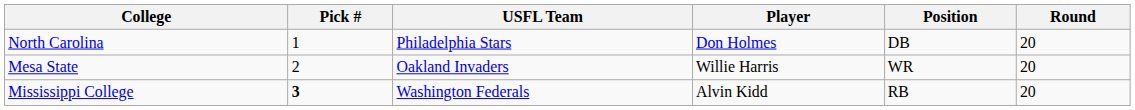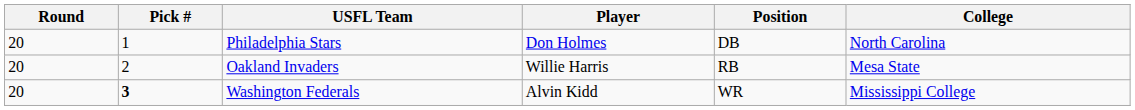columns swapped: (1073, 17) <-> (146, 17)
(901, 67) WR -> (728, 67) RB
(898, 92) RB -> (730, 92) WR
